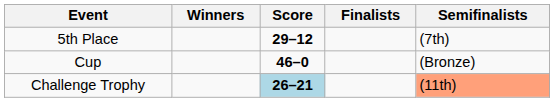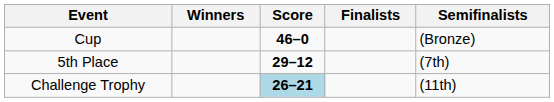rows swapped: (88, 62) <-> (88, 39)
(438, 85) lightsalmon background -> (438, 85) no background
